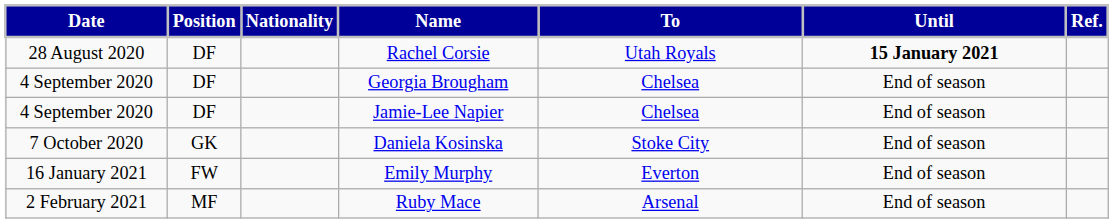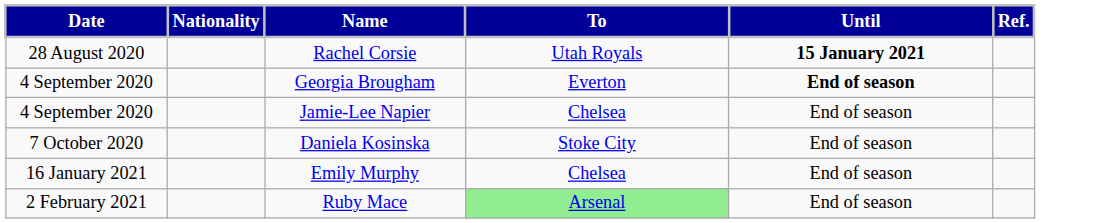- column: (204, 21)
(670, 82) Chelsea -> (597, 82) Everton
(934, 82) normal -> (861, 82) bold
(670, 173) Everton -> (597, 173) Chelsea
(670, 203) no background -> (597, 203) lightgreen background
